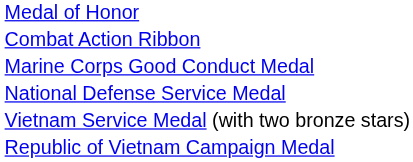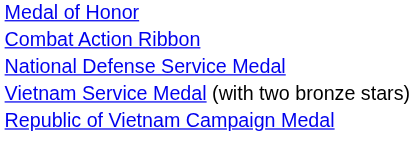- row: (159, 66)
